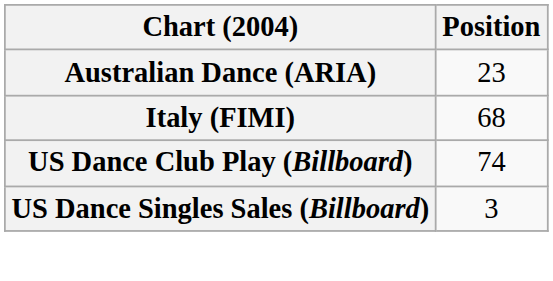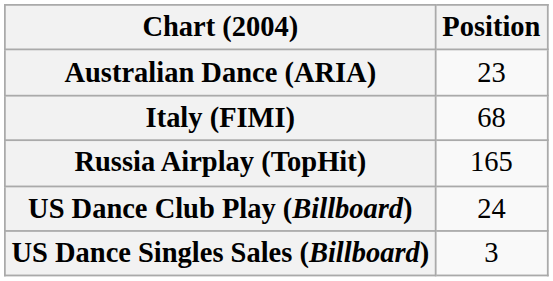+ row: (220, 162)
(491, 162) 74 -> (491, 207) 24
